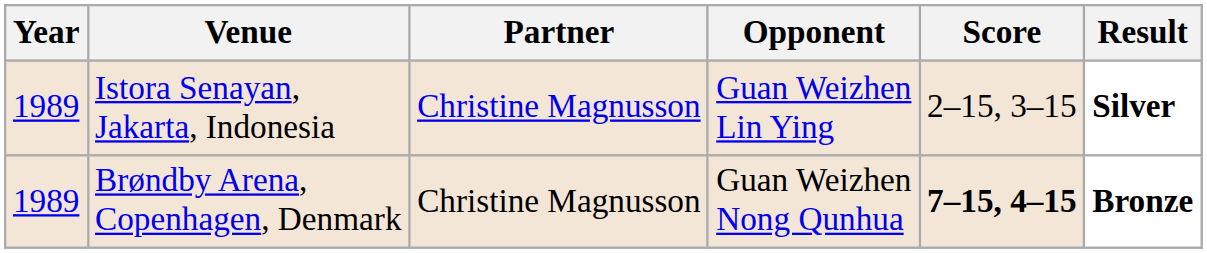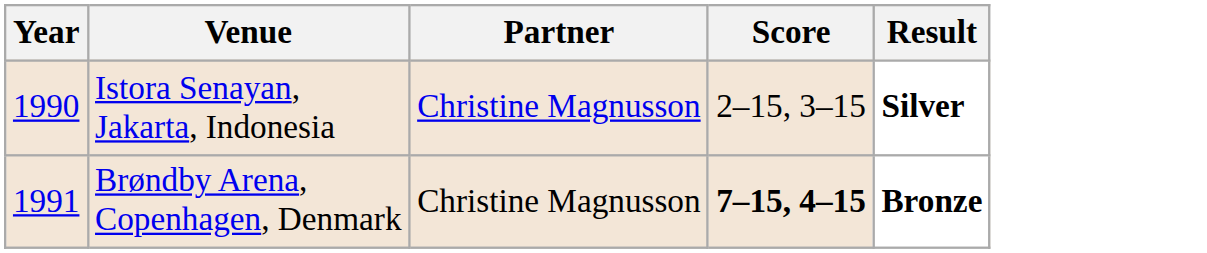- column: (814, 32)
(46, 106) 1989 -> (46, 106) 1990
(46, 200) 1989 -> (46, 200) 1991
